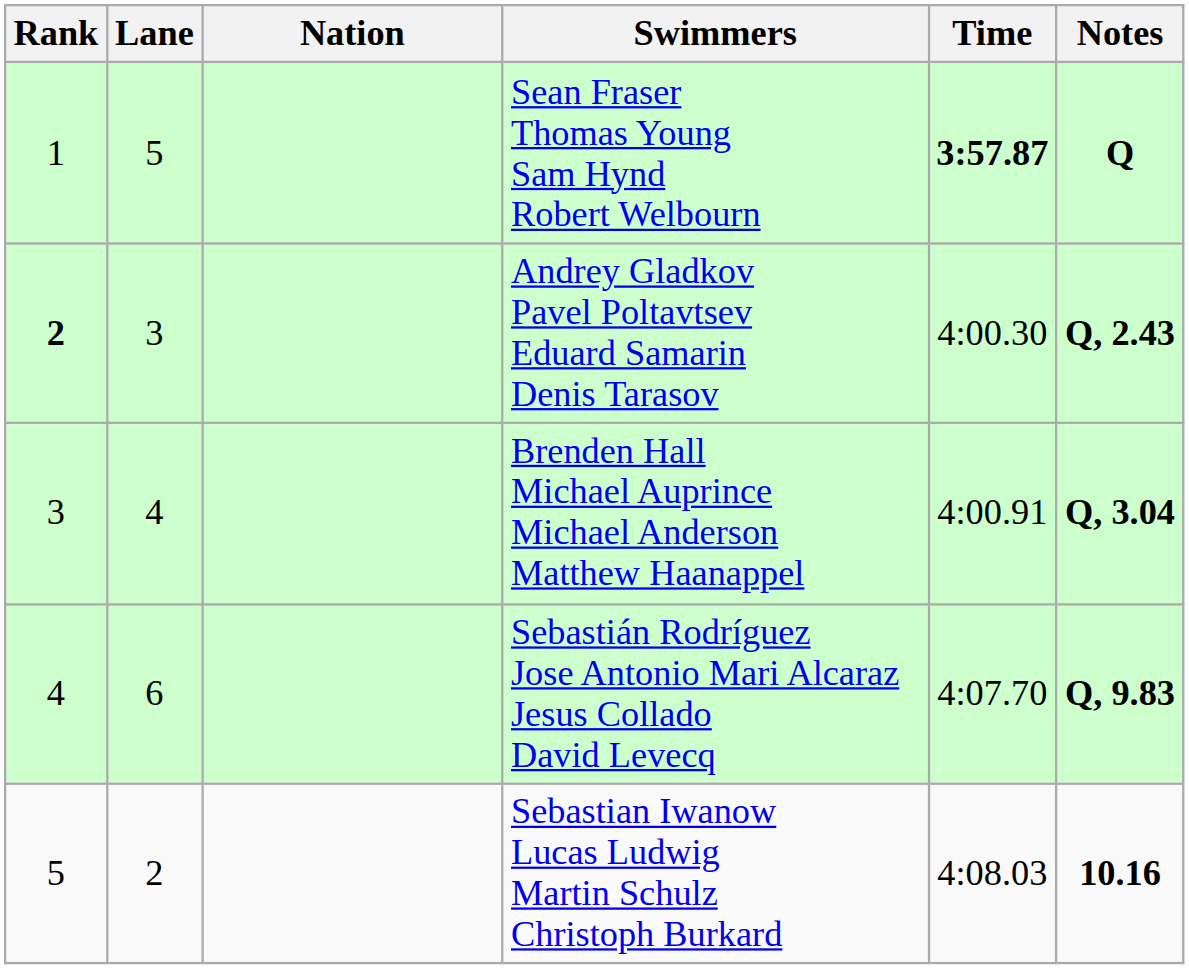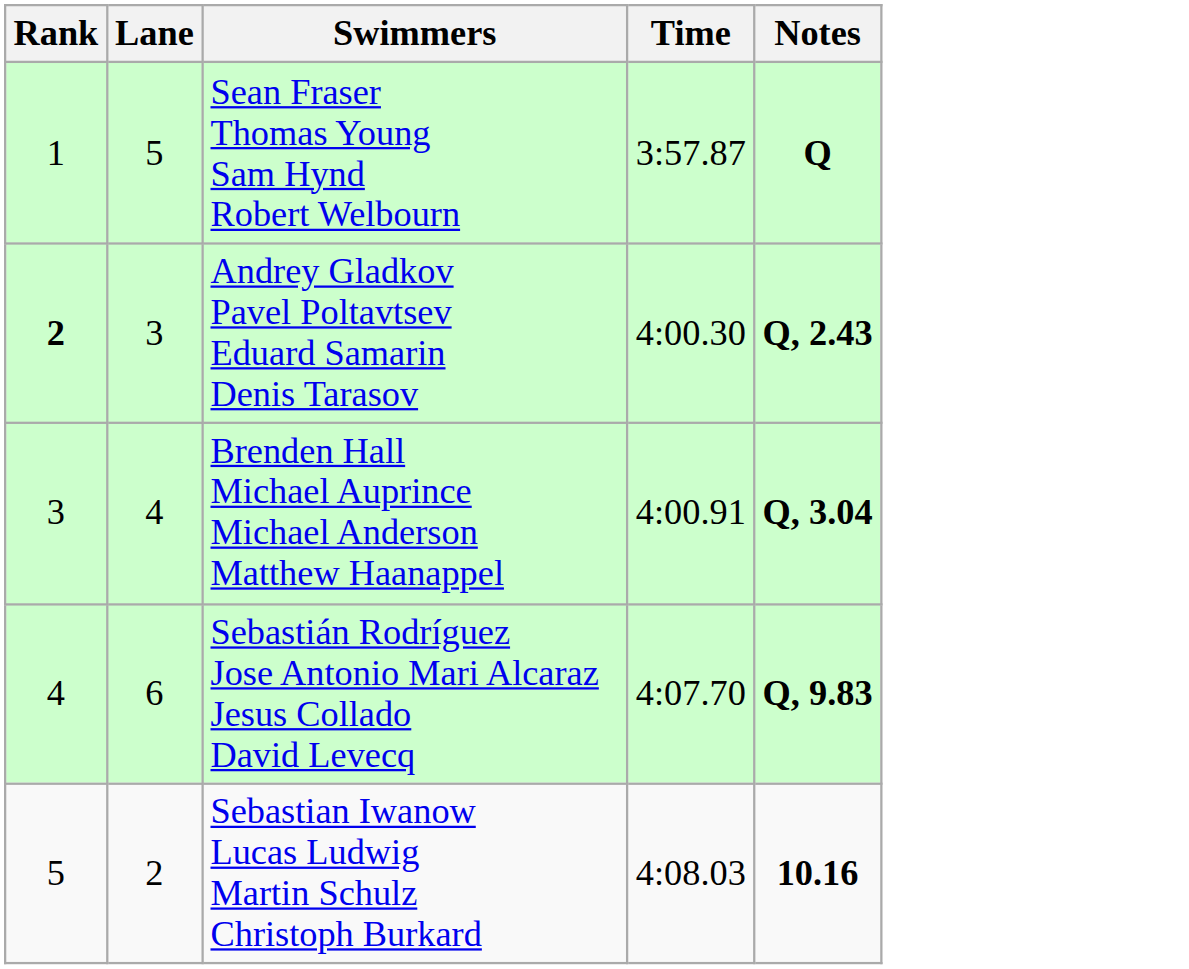- column: (352, 33)
(992, 152) bold -> (691, 152) normal
